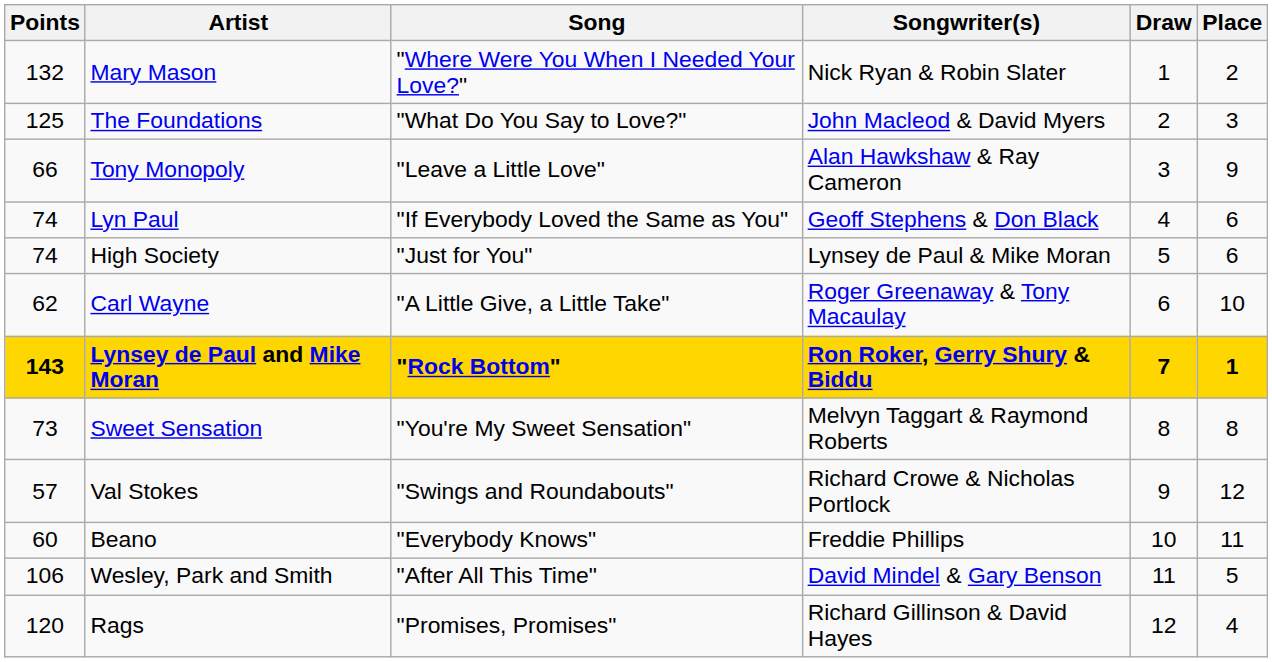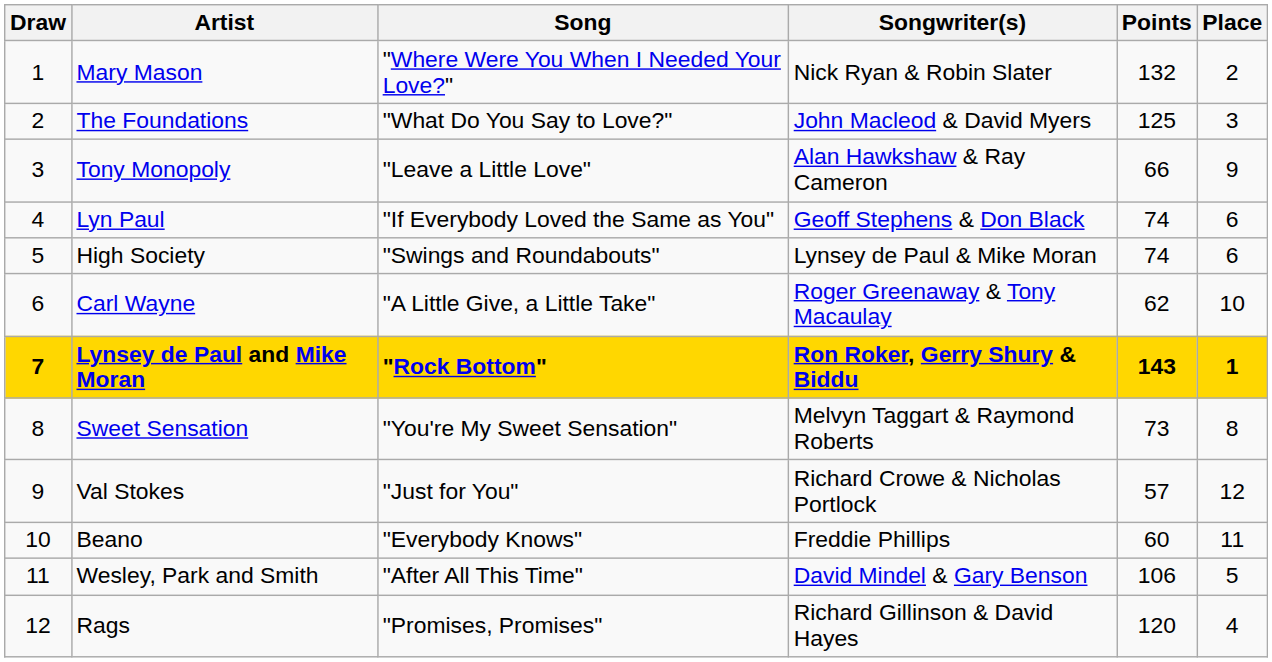columns swapped: (1164, 22) <-> (45, 22)
(465, 255) "Just for You" -> (521, 255) "Swings and Roundabouts"
(535, 490) "Swings and Roundabouts" -> (451, 490) "Just for You"
